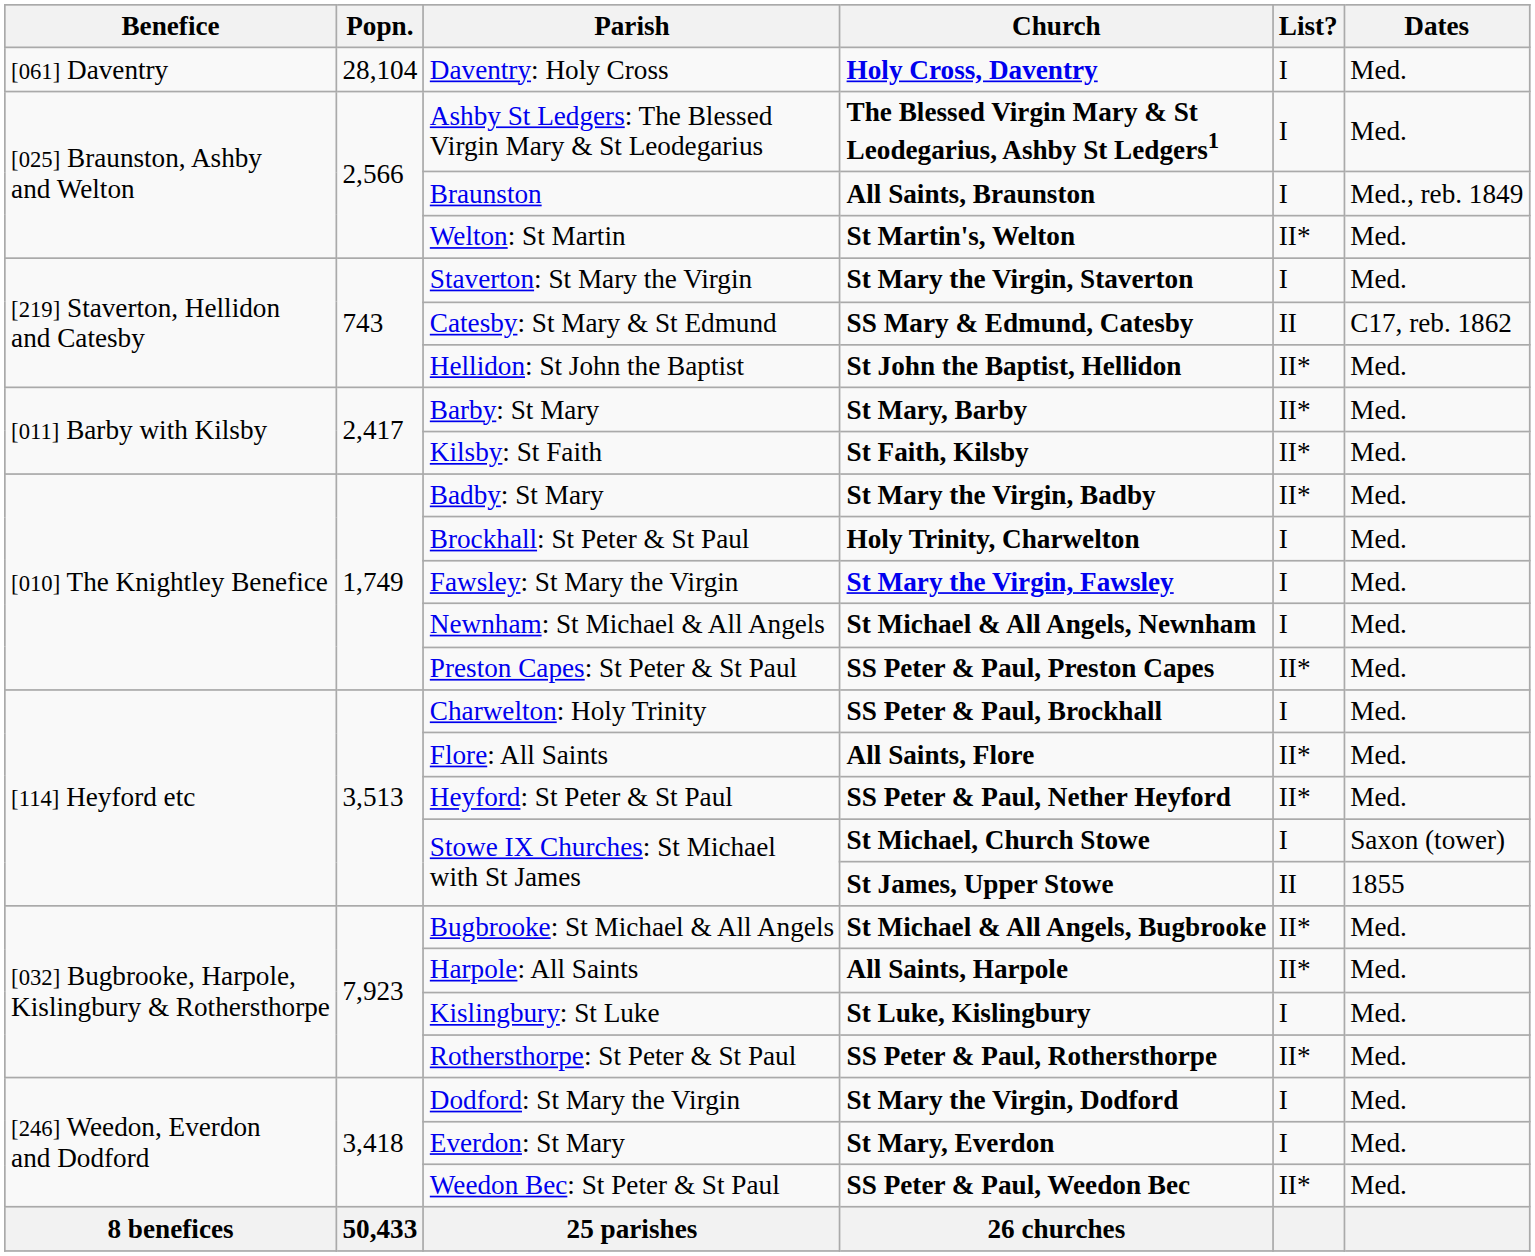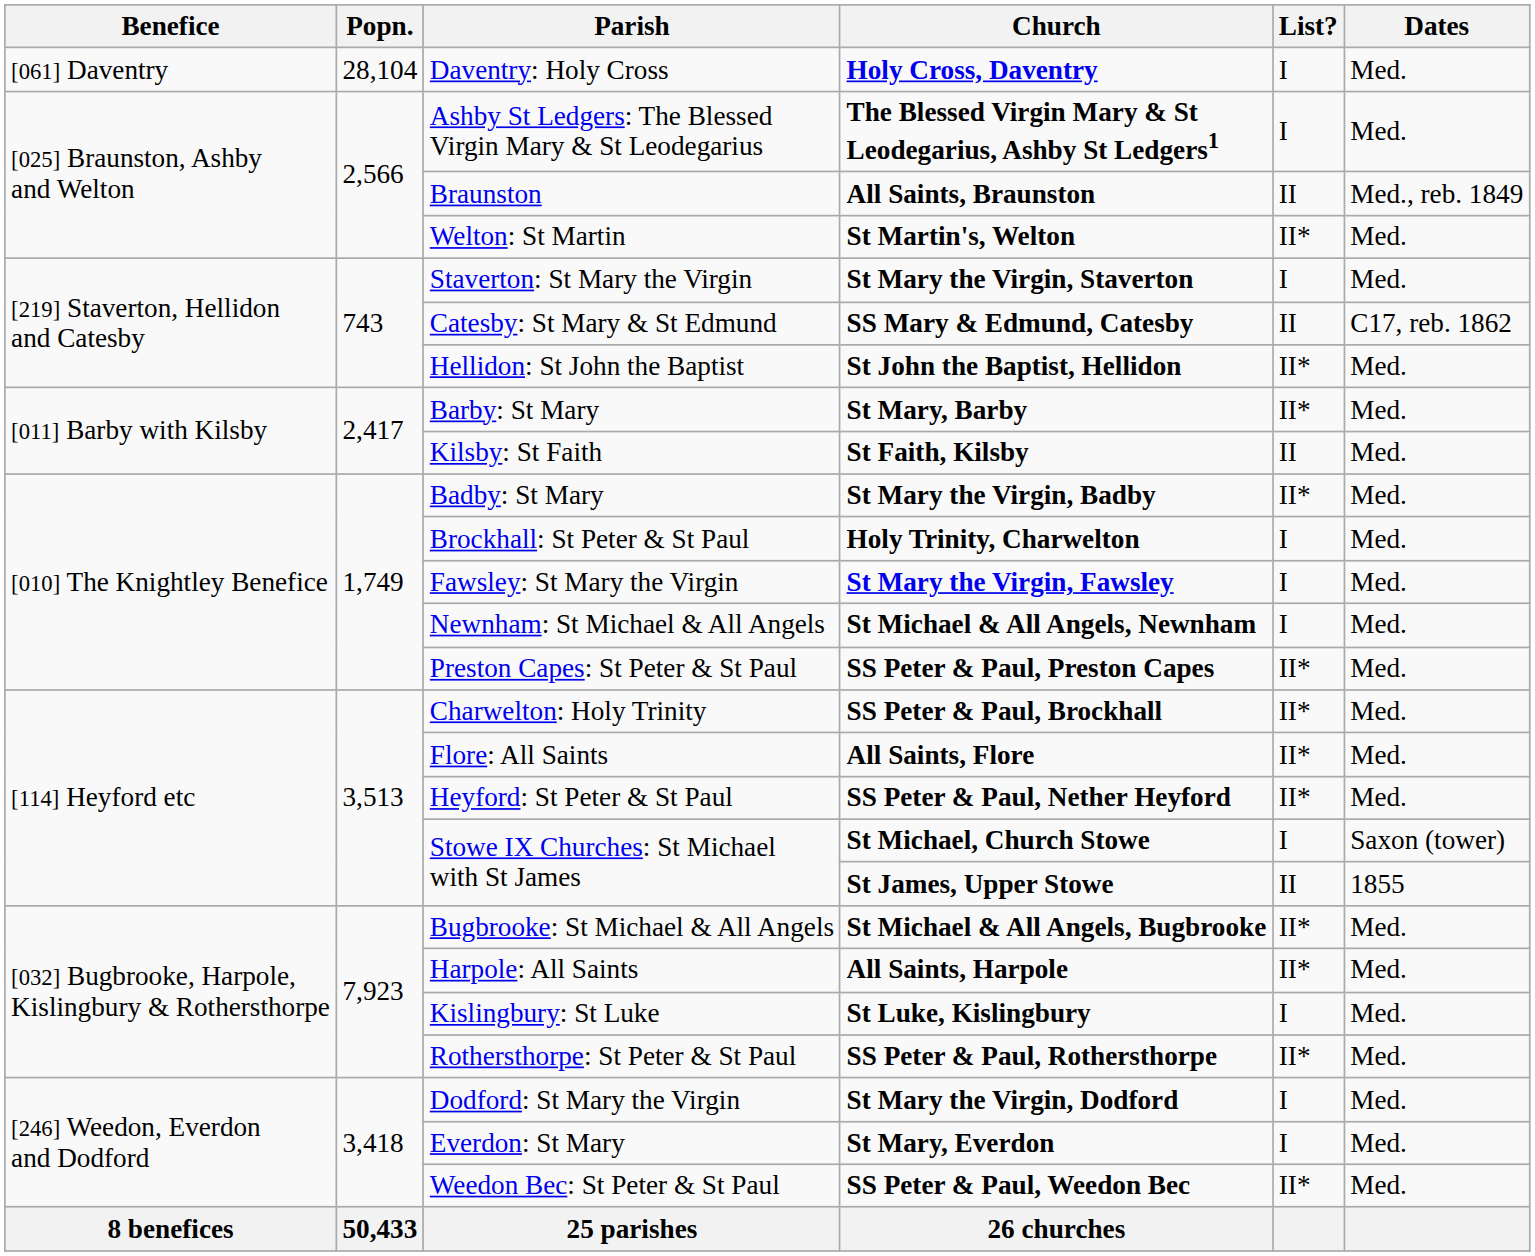(1283, 193) I -> (1288, 193) II
(1295, 452) II* -> (1288, 452) II
(1283, 711) I -> (1295, 711) II*
